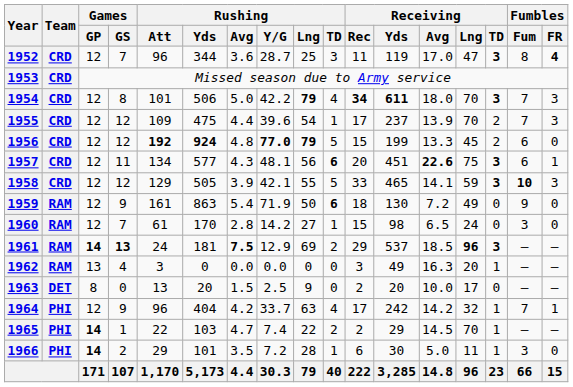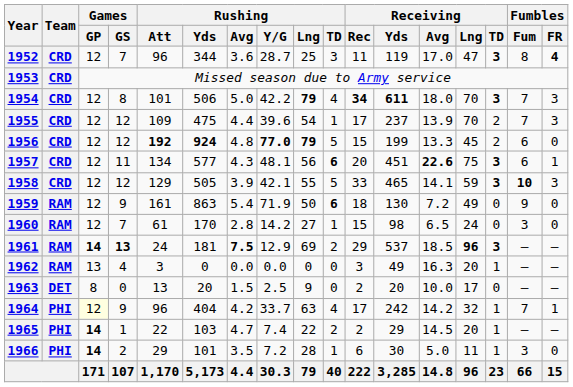(93, 309) no background -> (93, 309) lightyellow background
(471, 330) 70 -> (471, 330) 20
